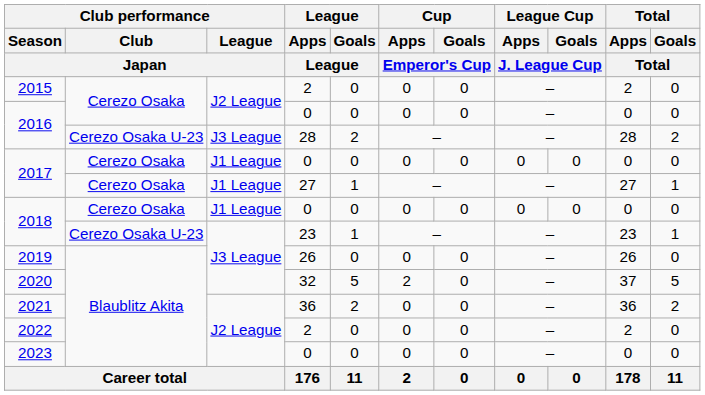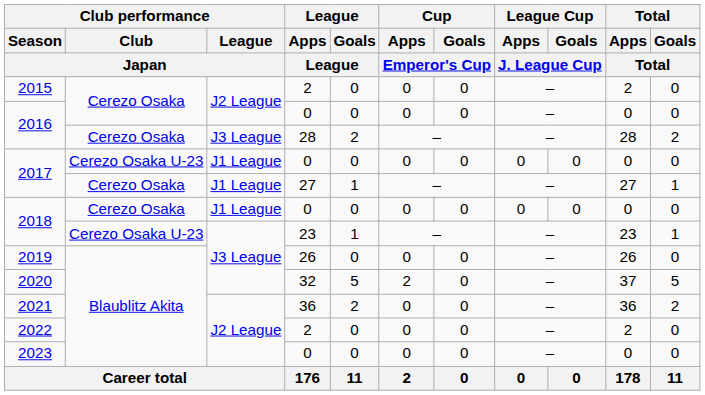(136, 137) Cerezo Osaka U-23 -> (136, 137) Cerezo Osaka
(136, 161) Cerezo Osaka -> (136, 161) Cerezo Osaka U-23
